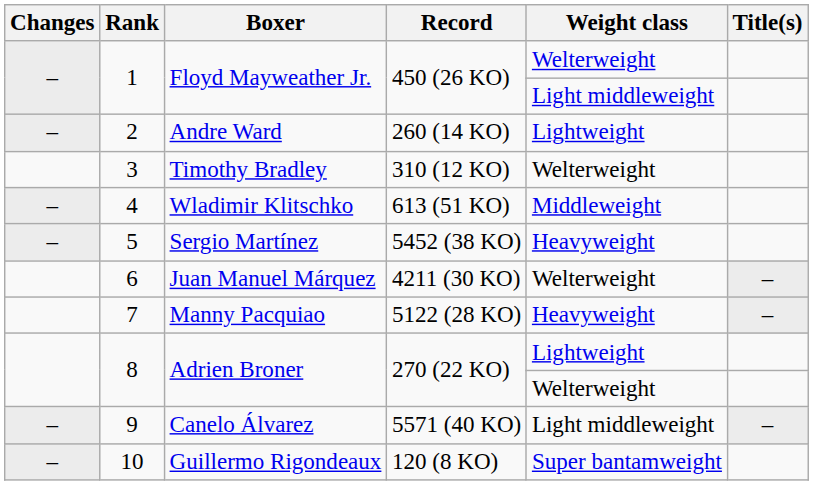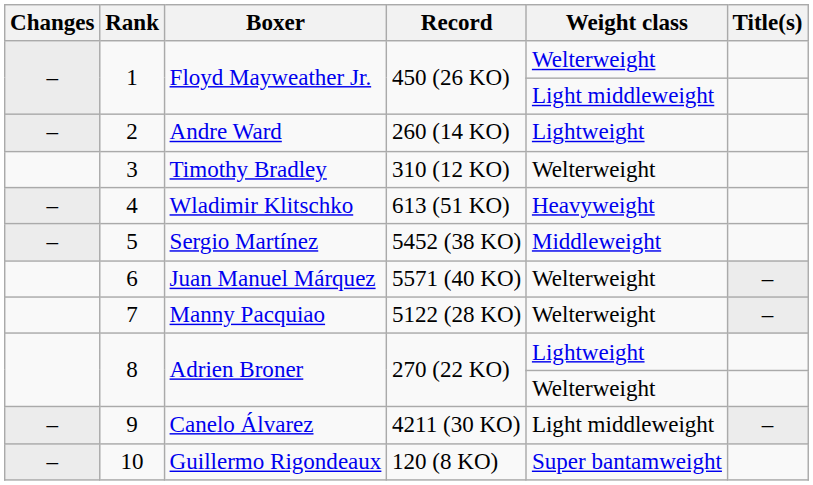(597, 205) Middleweight -> (593, 205) Heavyweight
(593, 242) Heavyweight -> (597, 242) Middleweight
(456, 278) 4211 (30 KO) -> (457, 278) 5571 (40 KO)
(593, 315) Heavyweight -> (594, 315) Welterweight
(457, 424) 5571 (40 KO) -> (456, 424) 4211 (30 KO)
